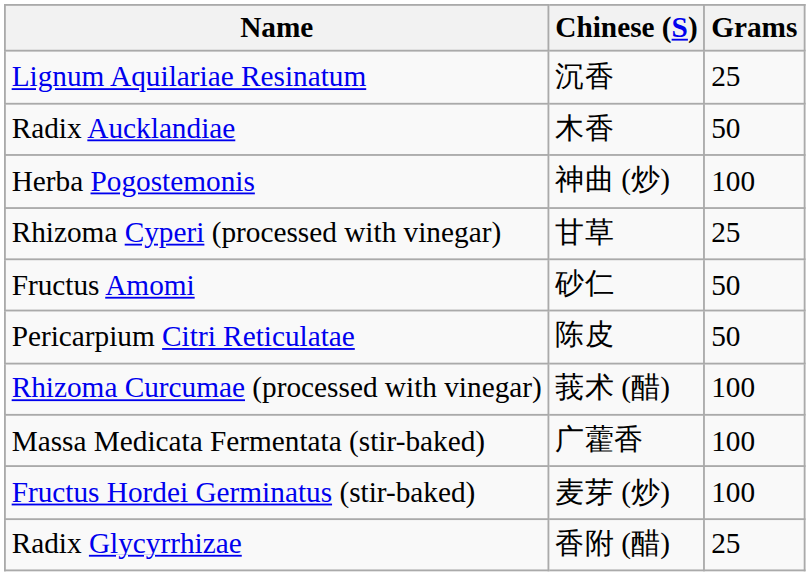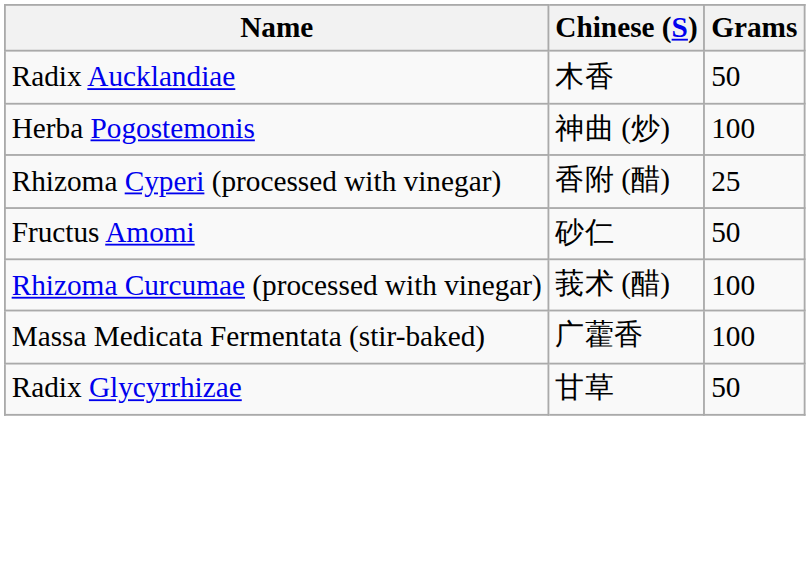- row: (189, 76)
(585, 231) 甘草 -> (613, 179) 香附 (醋)
- row: (183, 336)
- row: (244, 492)
(613, 543) 香附 (醋) -> (585, 387) 甘草
(726, 544) 25 -> (726, 388) 50
